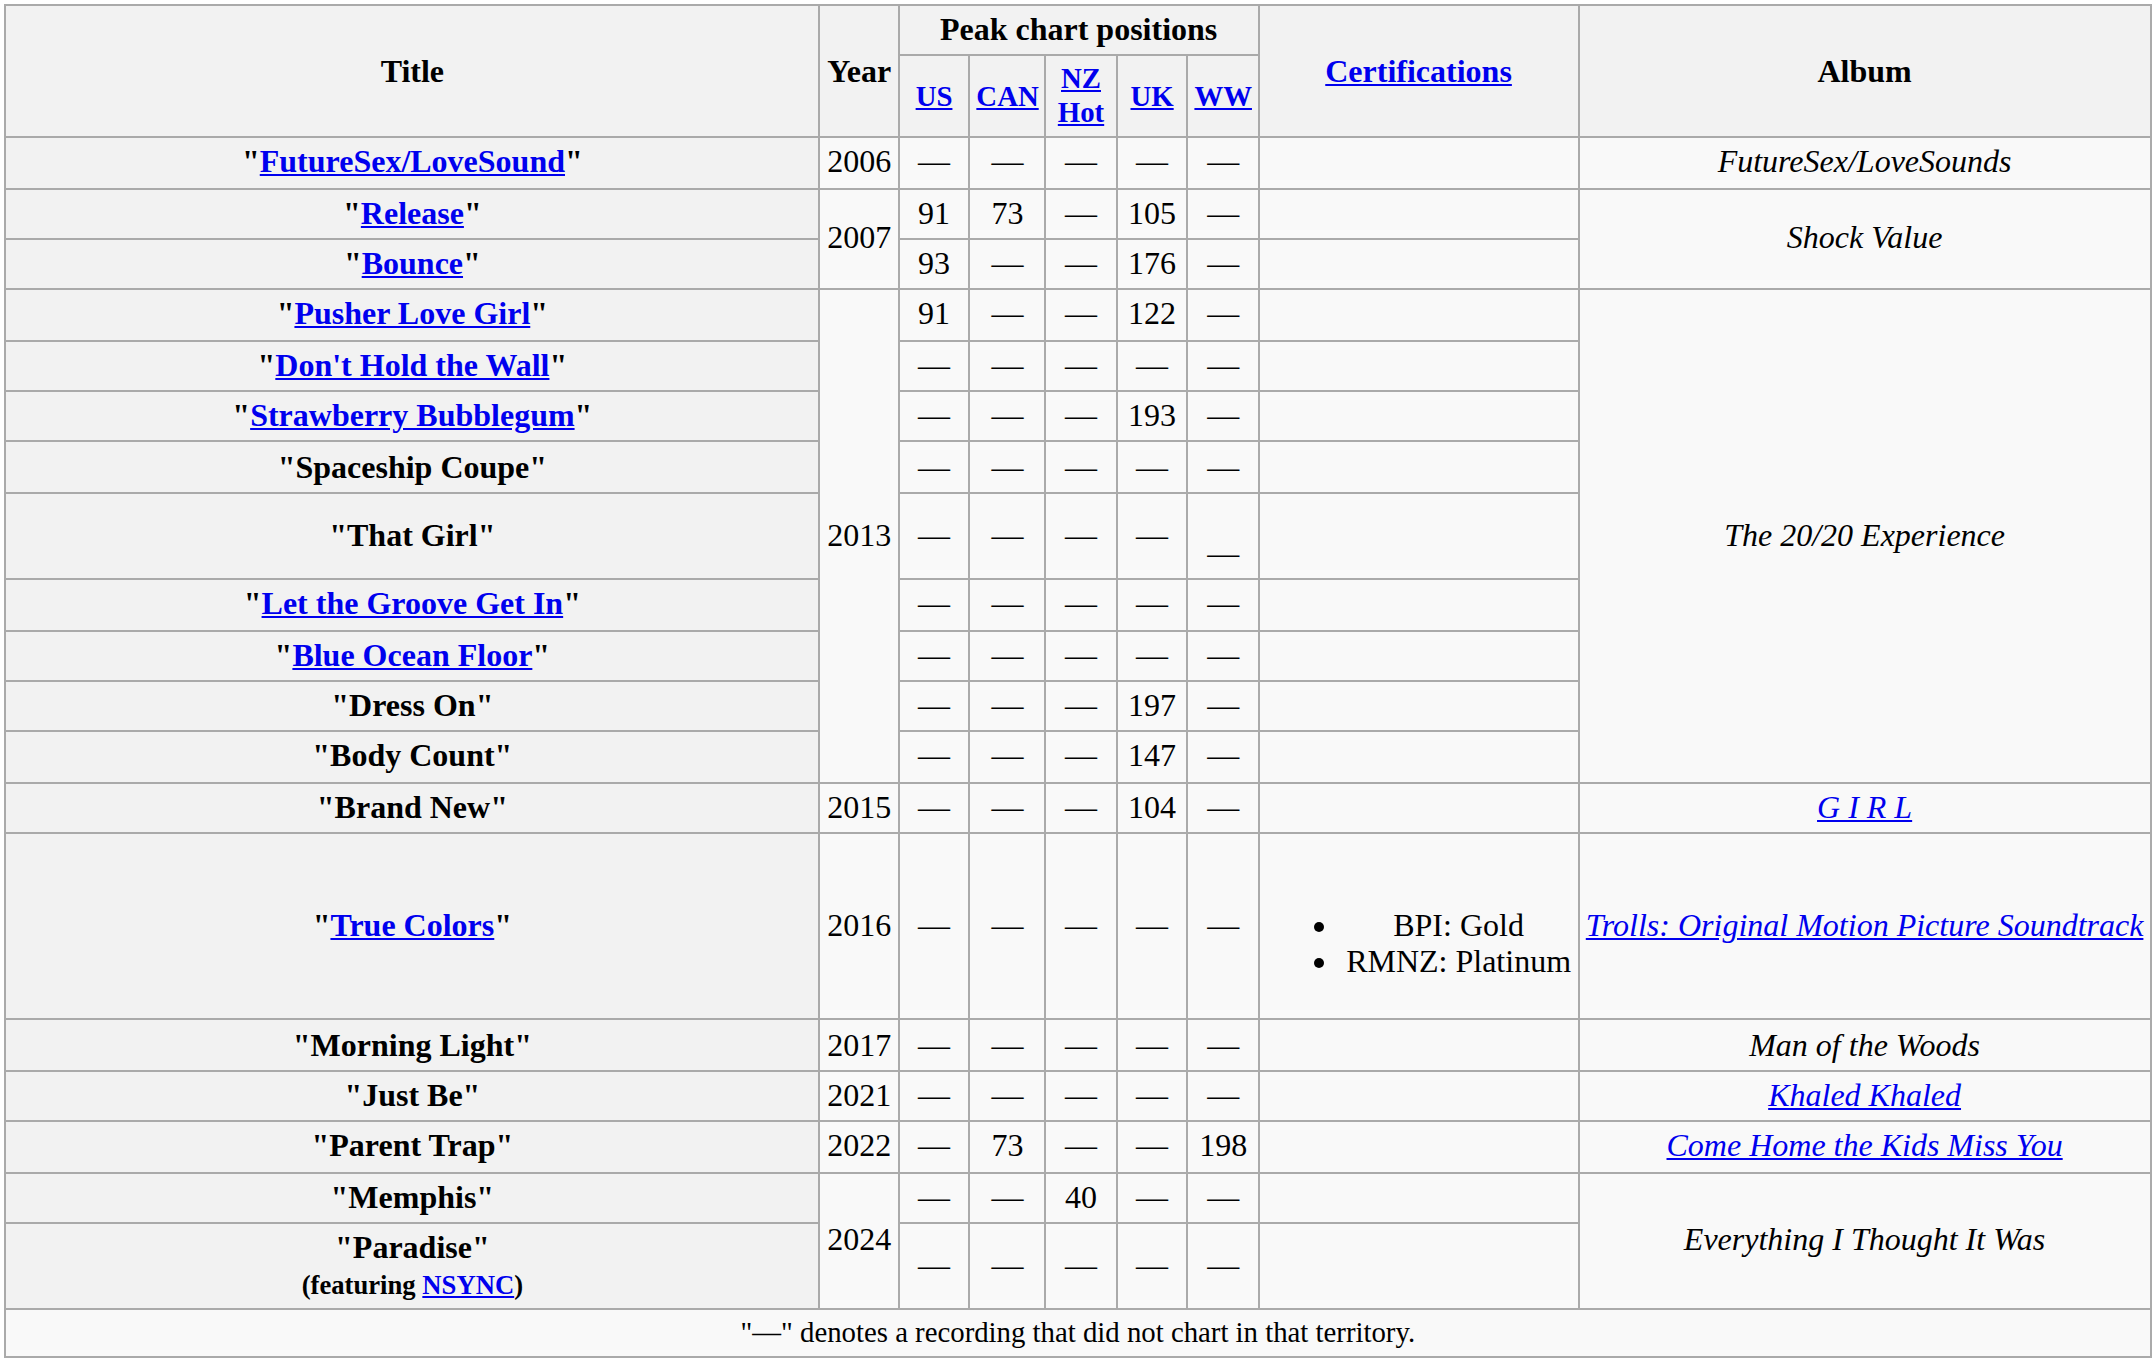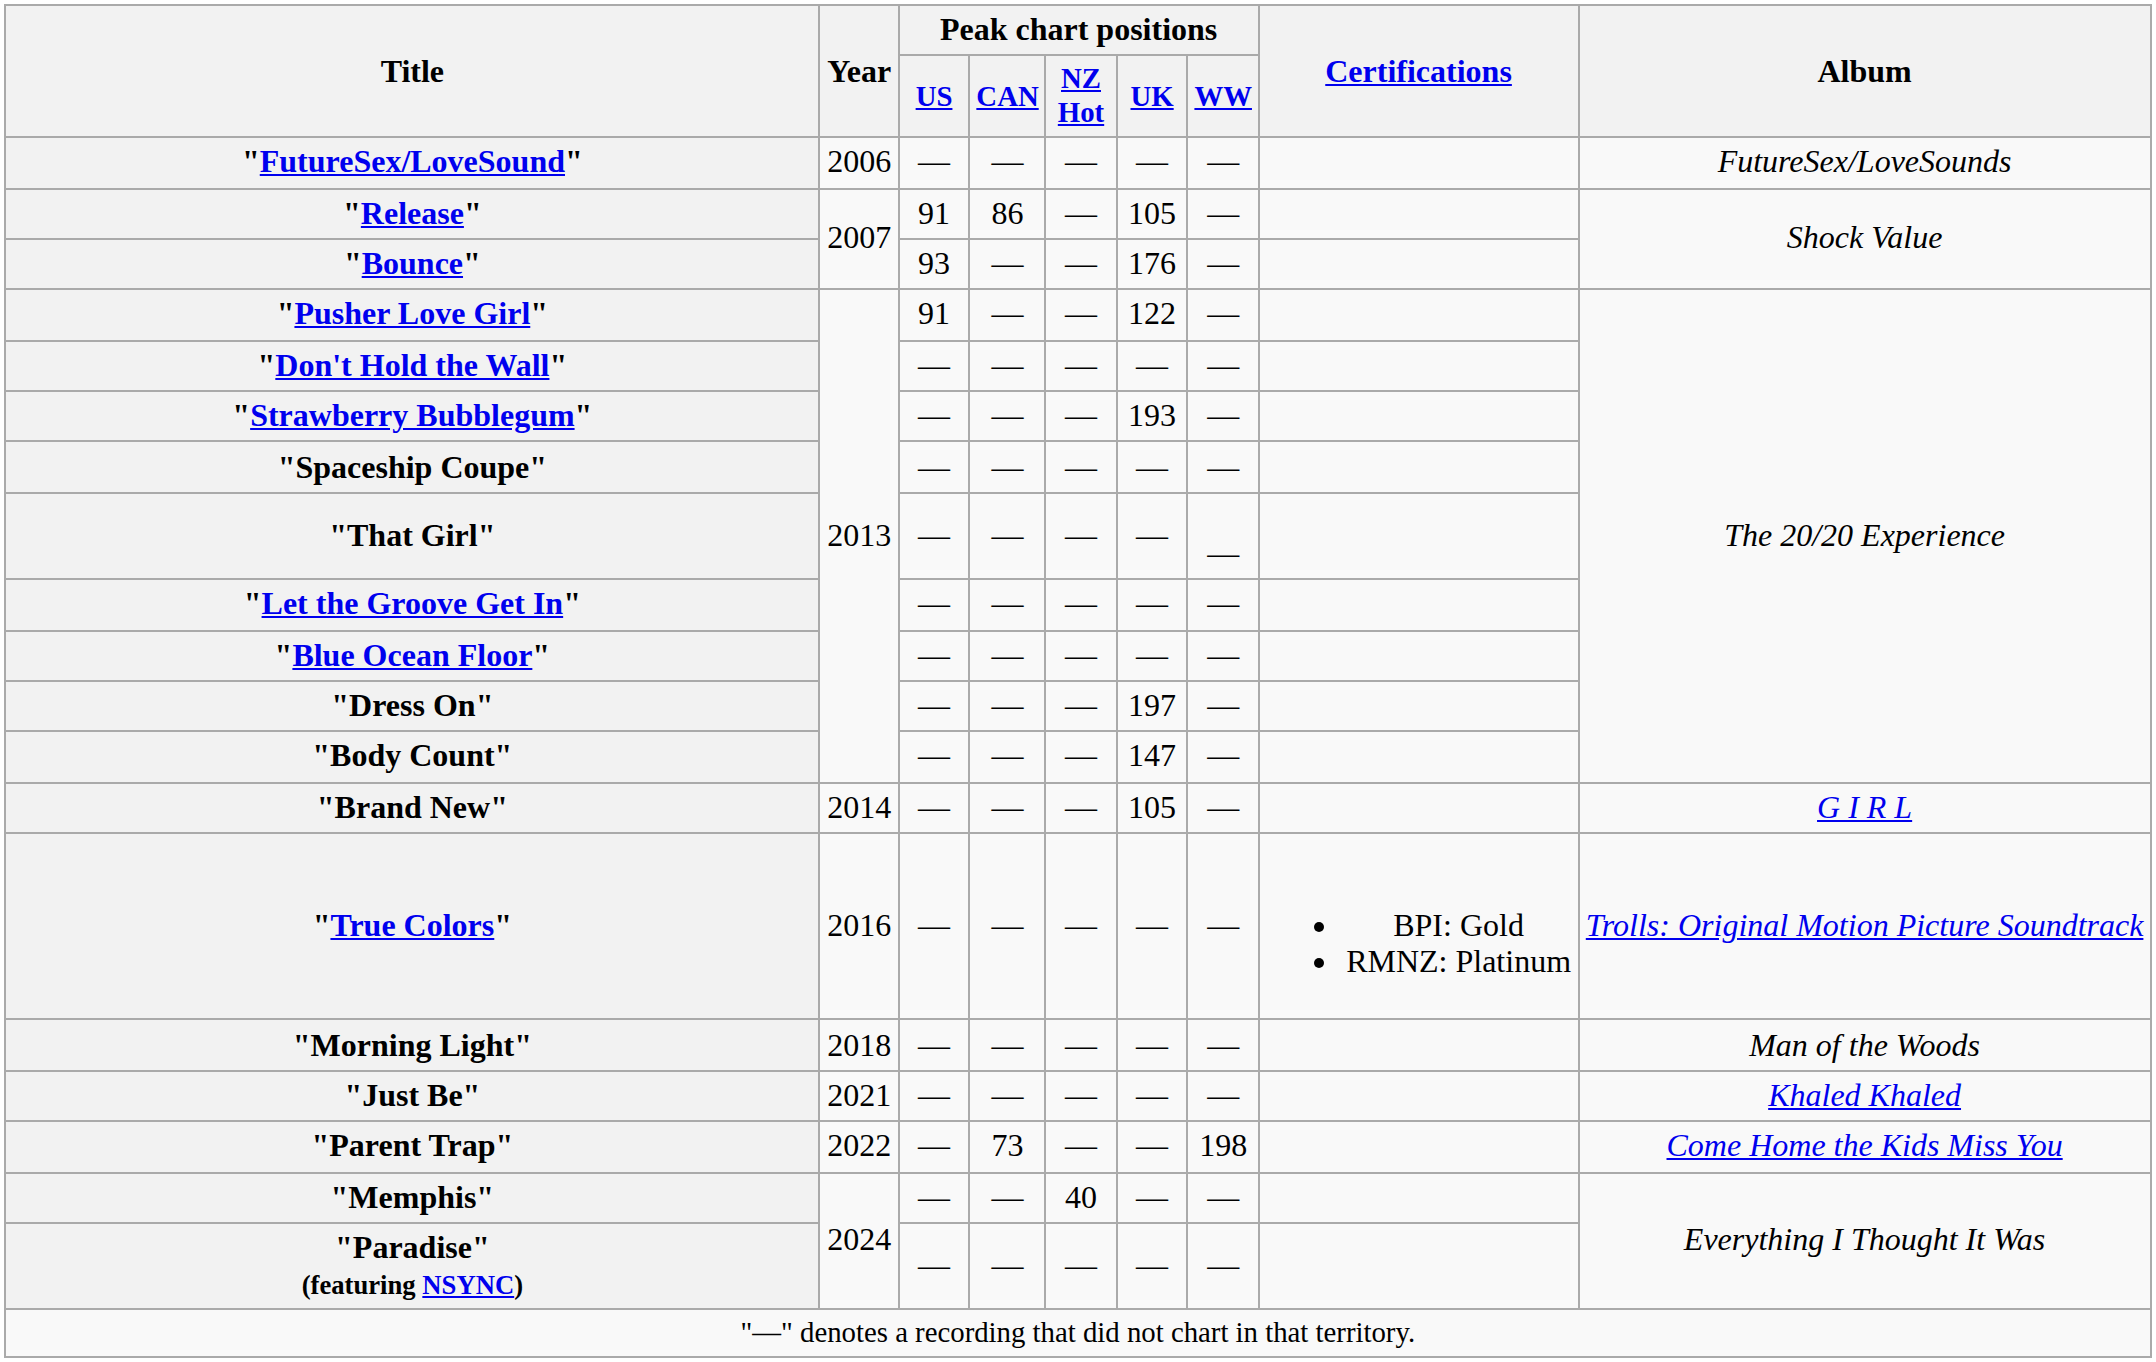(1008, 212) 73 -> (1008, 212) 86
(859, 807) 2015 -> (859, 807) 2014
(1152, 807) 104 -> (1152, 807) 105
(859, 1044) 2017 -> (859, 1044) 2018
